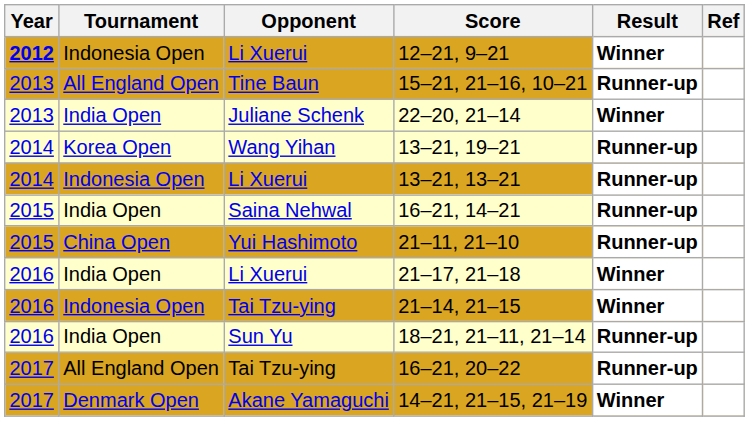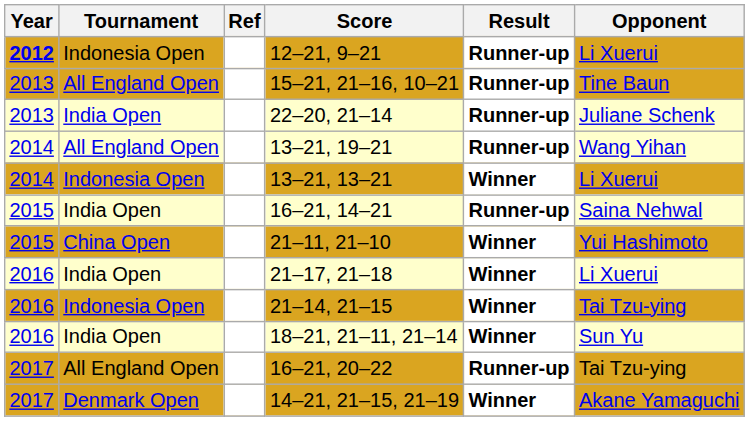columns swapped: (309, 21) <-> (723, 21)
(631, 53) Winner -> (519, 53) Runner-up
(631, 116) Winner -> (519, 116) Runner-up
(117, 147) Korea Open -> (141, 147) All England Open
(647, 179) Runner-up -> (502, 179) Winner
(647, 242) Runner-up -> (502, 242) Winner
(647, 337) Runner-up -> (502, 337) Winner
